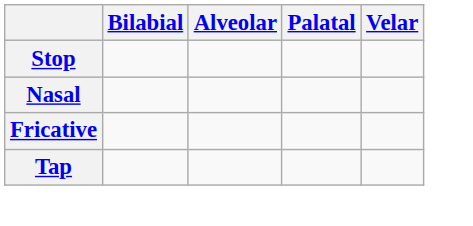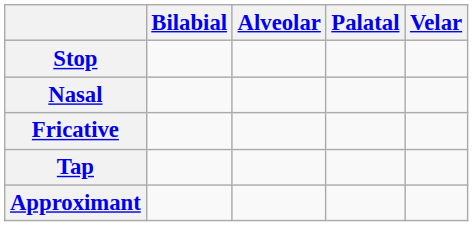+ row: (75, 202)
